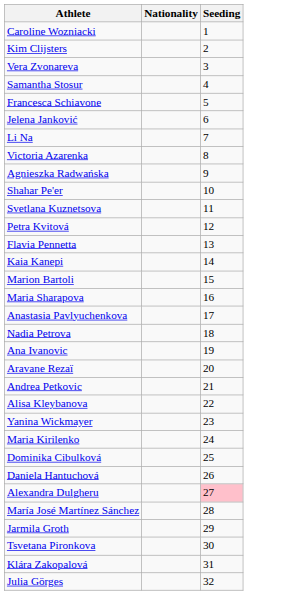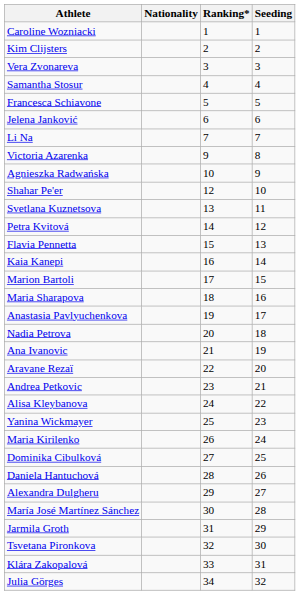+ column: (226, 13)
(209, 492) pink background -> (260, 492) no background
